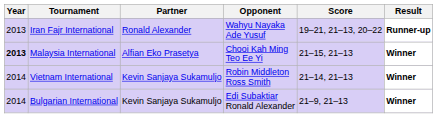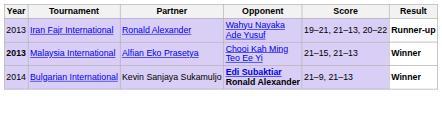- row: (71, 78)
(260, 101) normal -> (263, 78) bold
